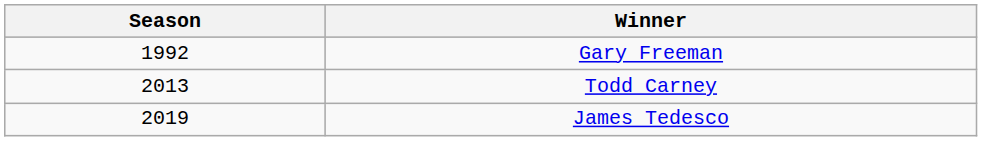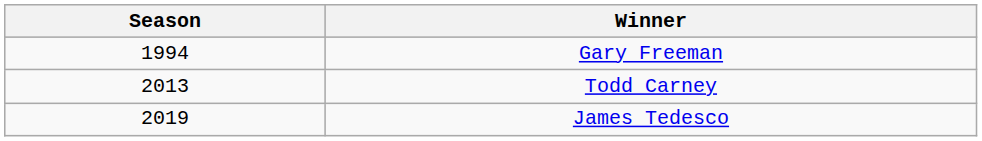(165, 54) 1992 -> (165, 54) 1994
